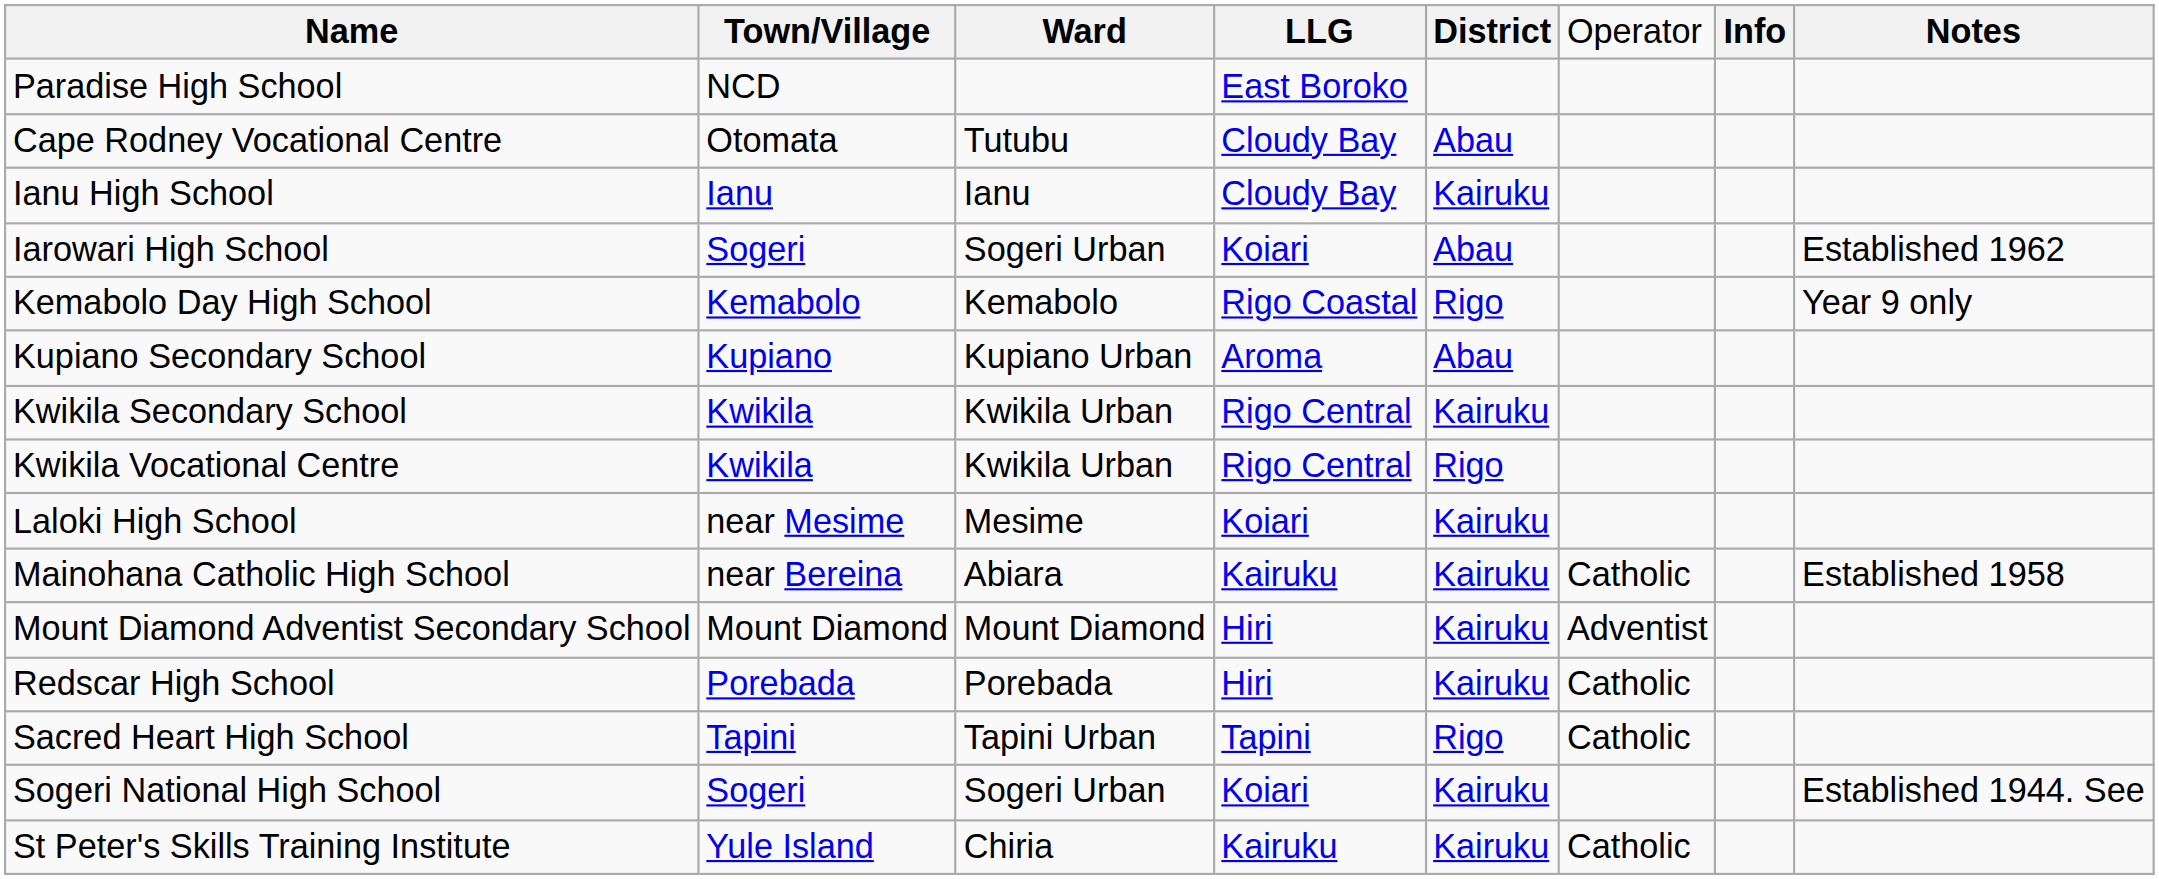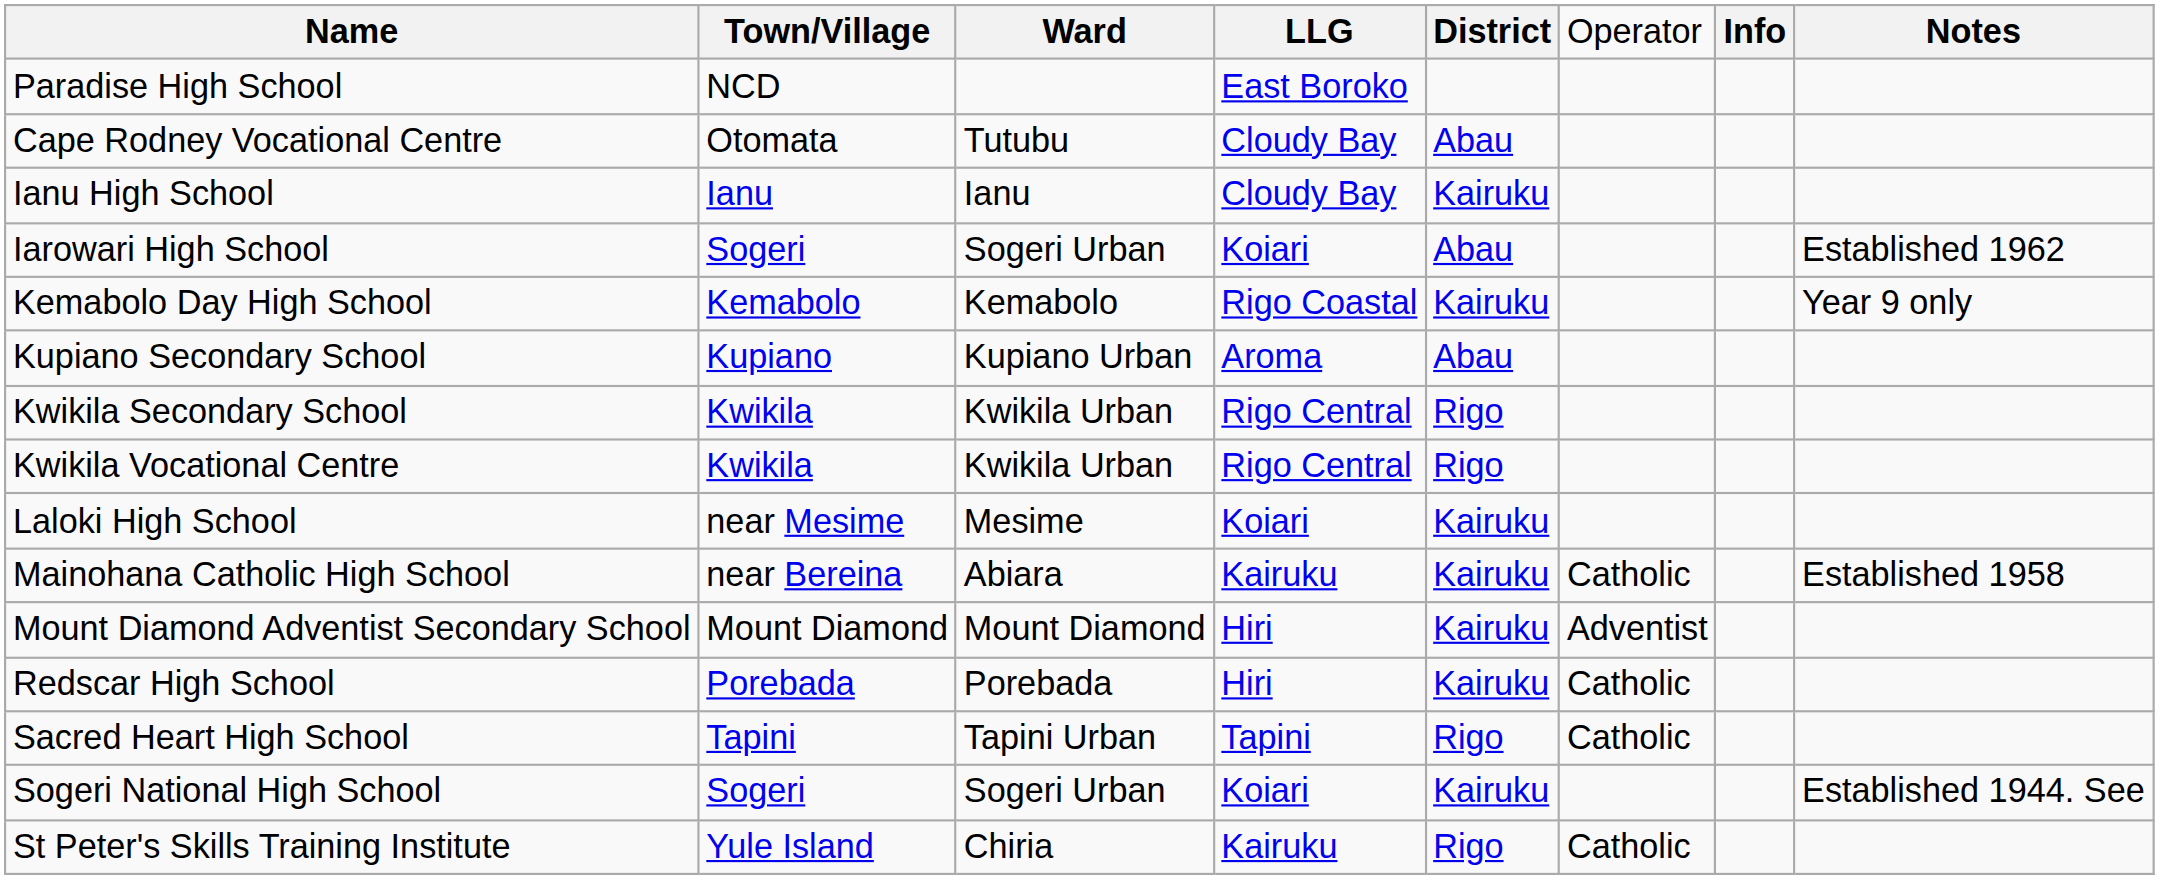(1468, 303) Rigo -> (1491, 303) Kairuku
(1491, 411) Kairuku -> (1468, 411) Rigo
(1491, 846) Kairuku -> (1468, 846) Rigo
